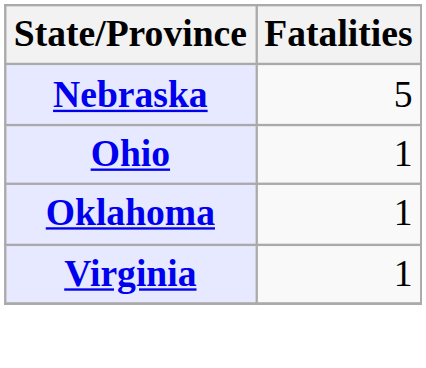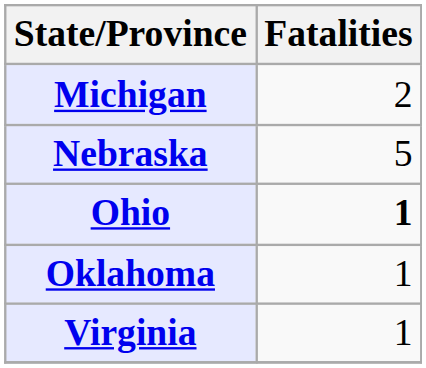+ row: (130, 93)
(403, 153) normal -> (403, 213) bold
